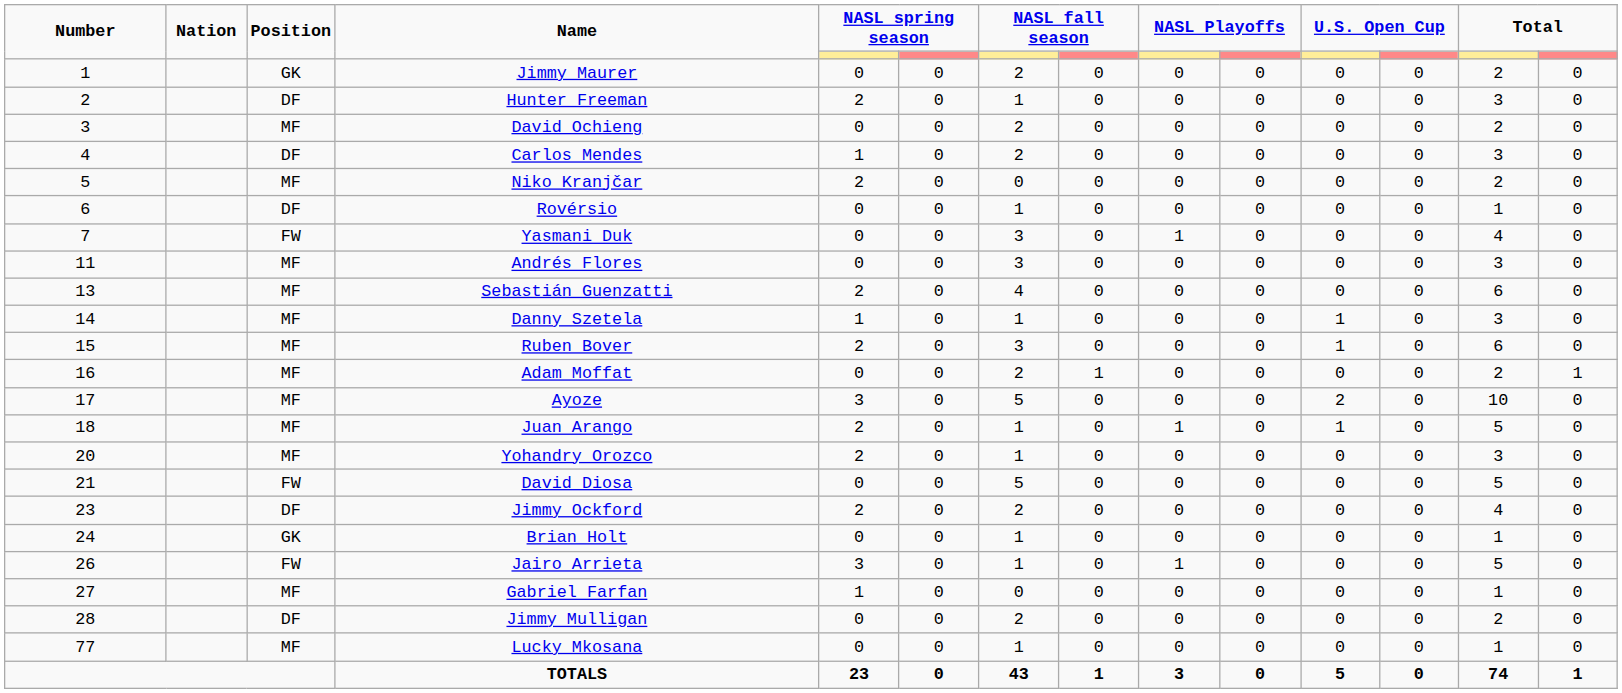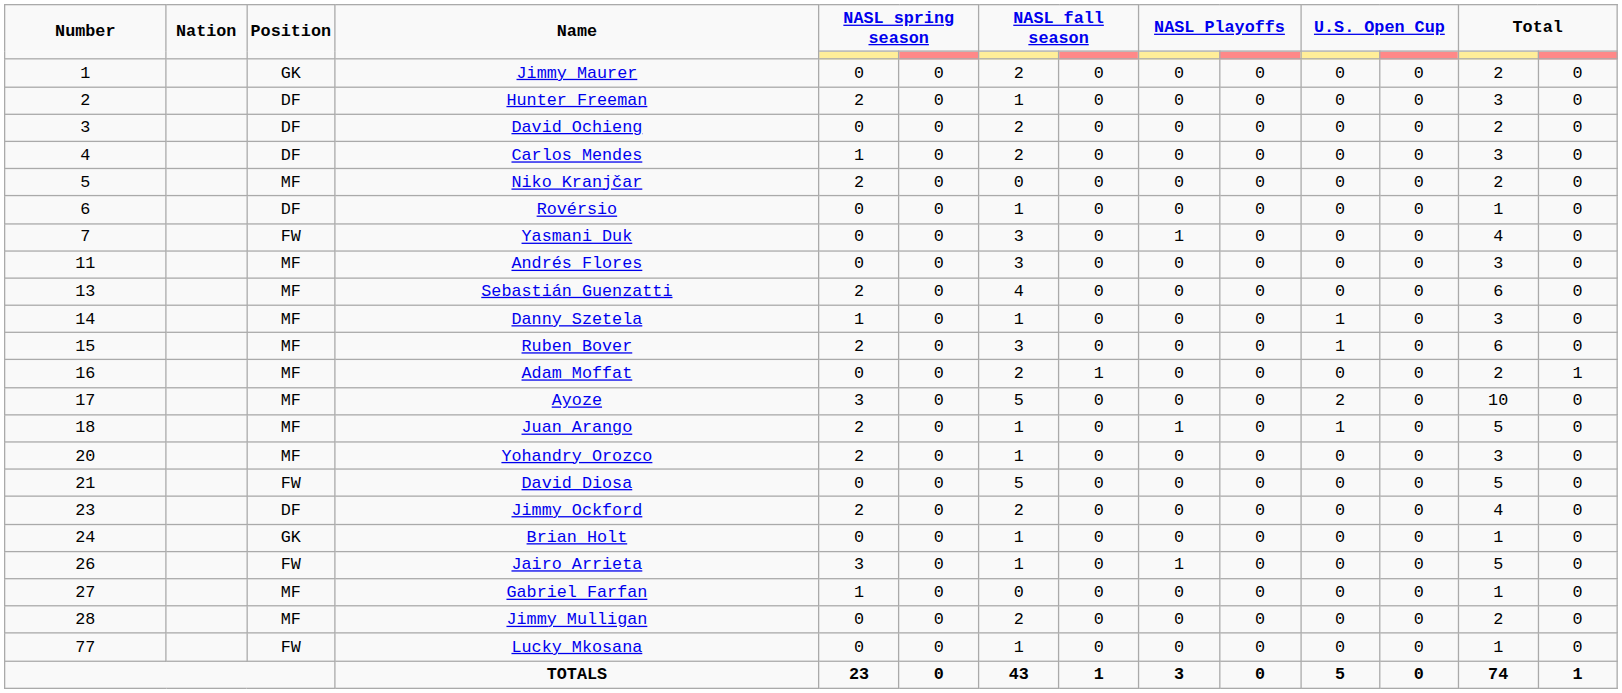(291, 128) MF -> (291, 128) DF
(291, 620) DF -> (291, 620) MF
(291, 647) MF -> (291, 647) FW
